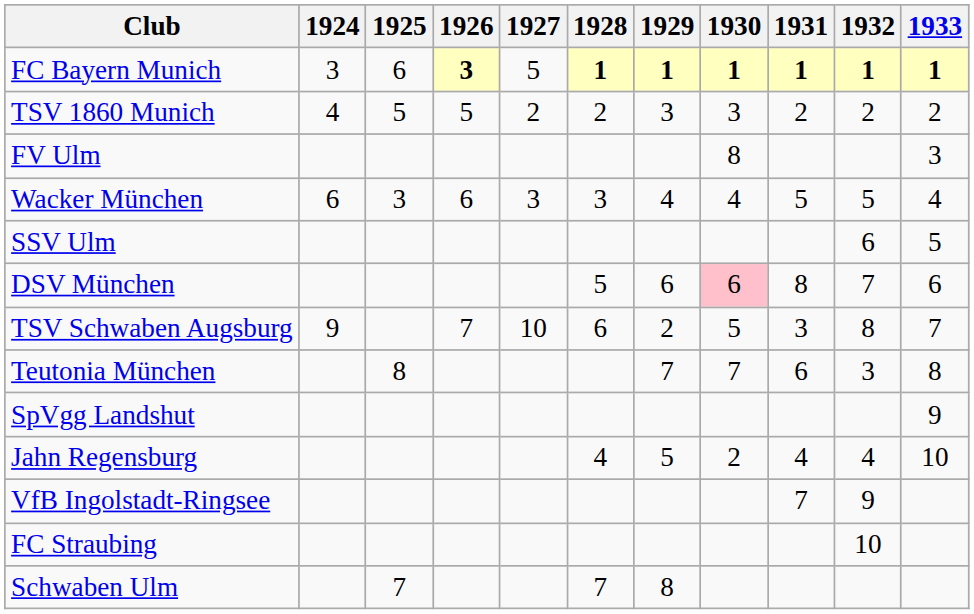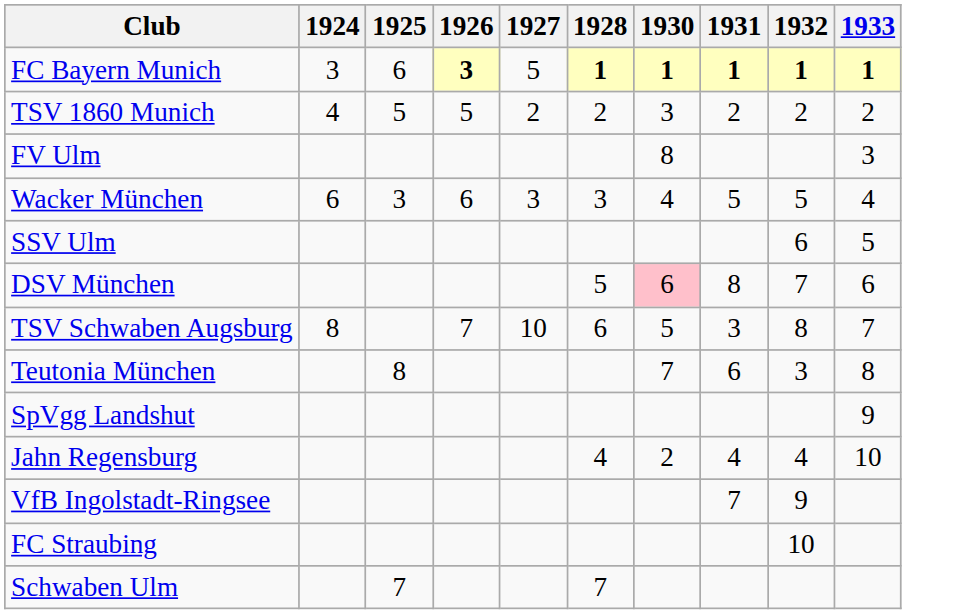- column: (667, 26)
(332, 328) 9 -> (332, 328) 8
